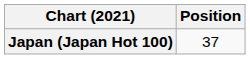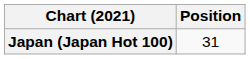(211, 41) 37 -> (211, 41) 31
